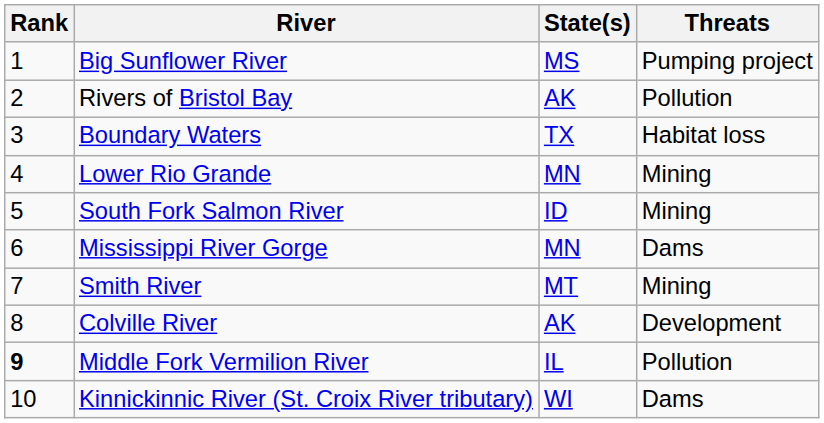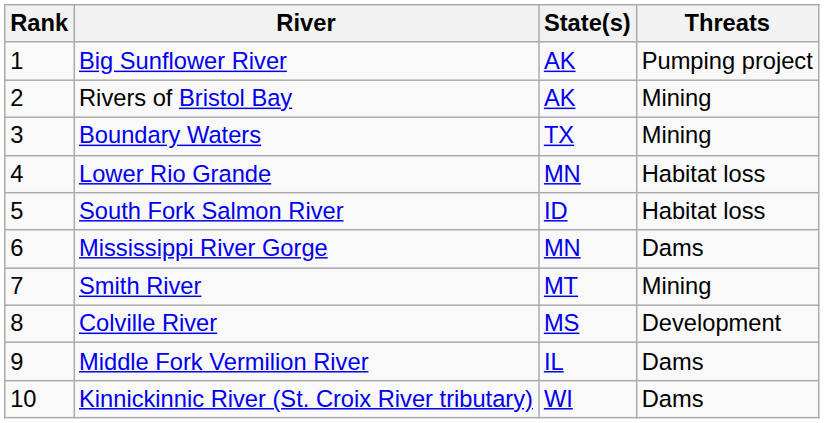(562, 60) MS -> (560, 60) AK
(687, 98) Pollution -> (677, 98) Mining
(704, 135) Habitat loss -> (677, 135) Mining
(677, 173) Mining -> (704, 173) Habitat loss
(677, 211) Mining -> (704, 211) Habitat loss
(560, 323) AK -> (562, 323) MS
(17, 361) bold -> (17, 361) normal
(687, 361) Pollution -> (673, 361) Dams
